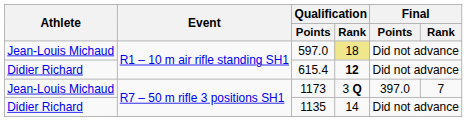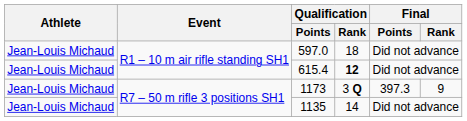(352, 51) khaki background -> (352, 51) no background
(45, 70) Didier Richard -> (61, 70) Jean-Louis Michaud
(395, 89) 397.0 -> (395, 89) 397.3
(441, 89) 7 -> (441, 89) 9
(45, 108) Didier Richard -> (61, 108) Jean-Louis Michaud
